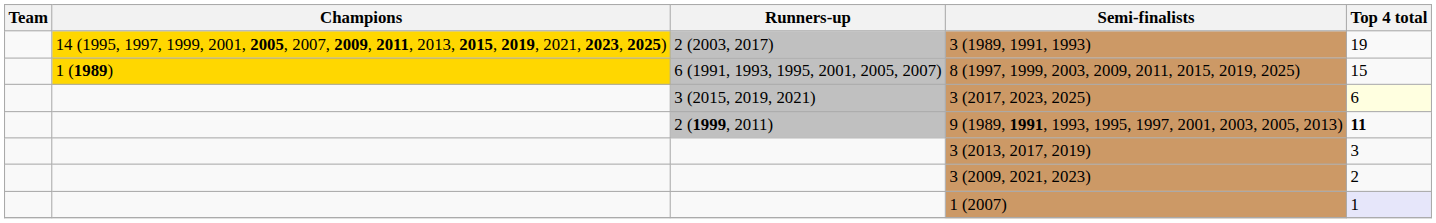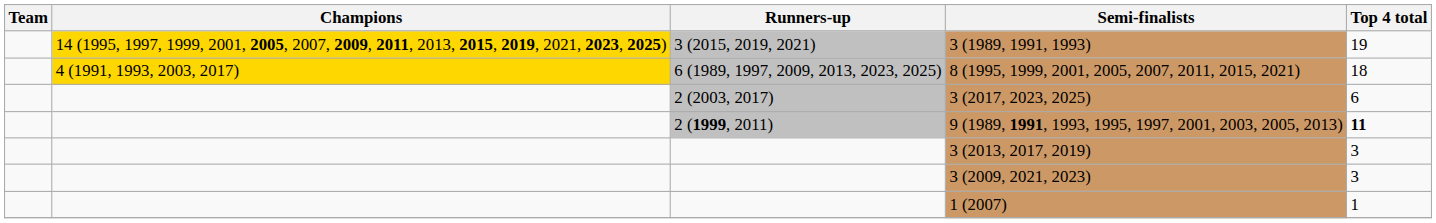(724, 44) 2 (2003, 2017) -> (745, 44) 3 (2015, 2019, 2021)
+ row: (1125, 71)
- row: (1125, 71)
(745, 97) 3 (2015, 2019, 2021) -> (724, 97) 2 (2003, 2017)
(1355, 97) lightyellow background -> (1355, 97) no background
(1355, 177) 2 -> (1355, 177) 3
(1355, 204) lavender background -> (1355, 204) no background
